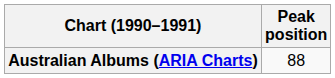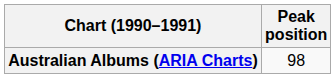(296, 60) 88 -> (296, 60) 98
